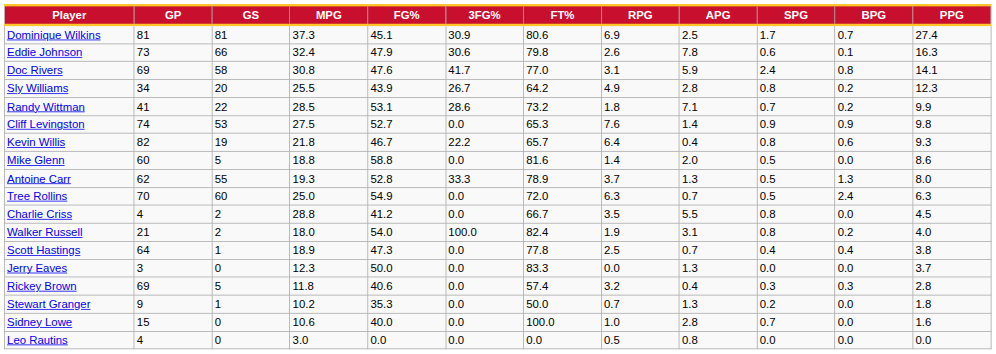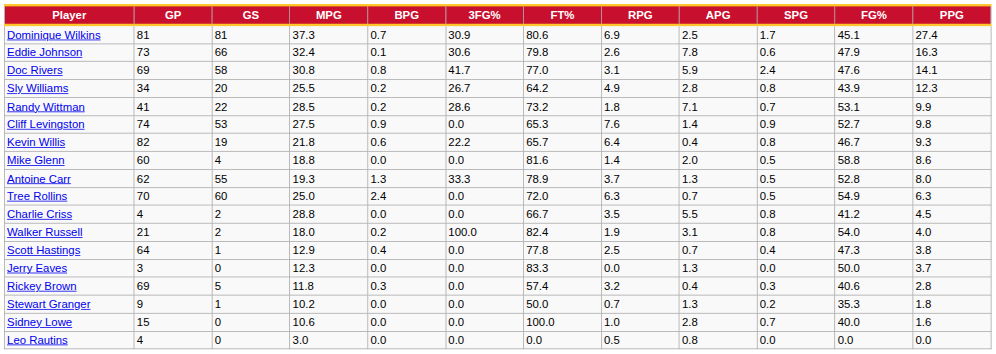columns swapped: (407, 15) <-> (874, 15)
(218, 161) 5 -> (218, 161) 4
(304, 251) 18.9 -> (304, 251) 12.9
